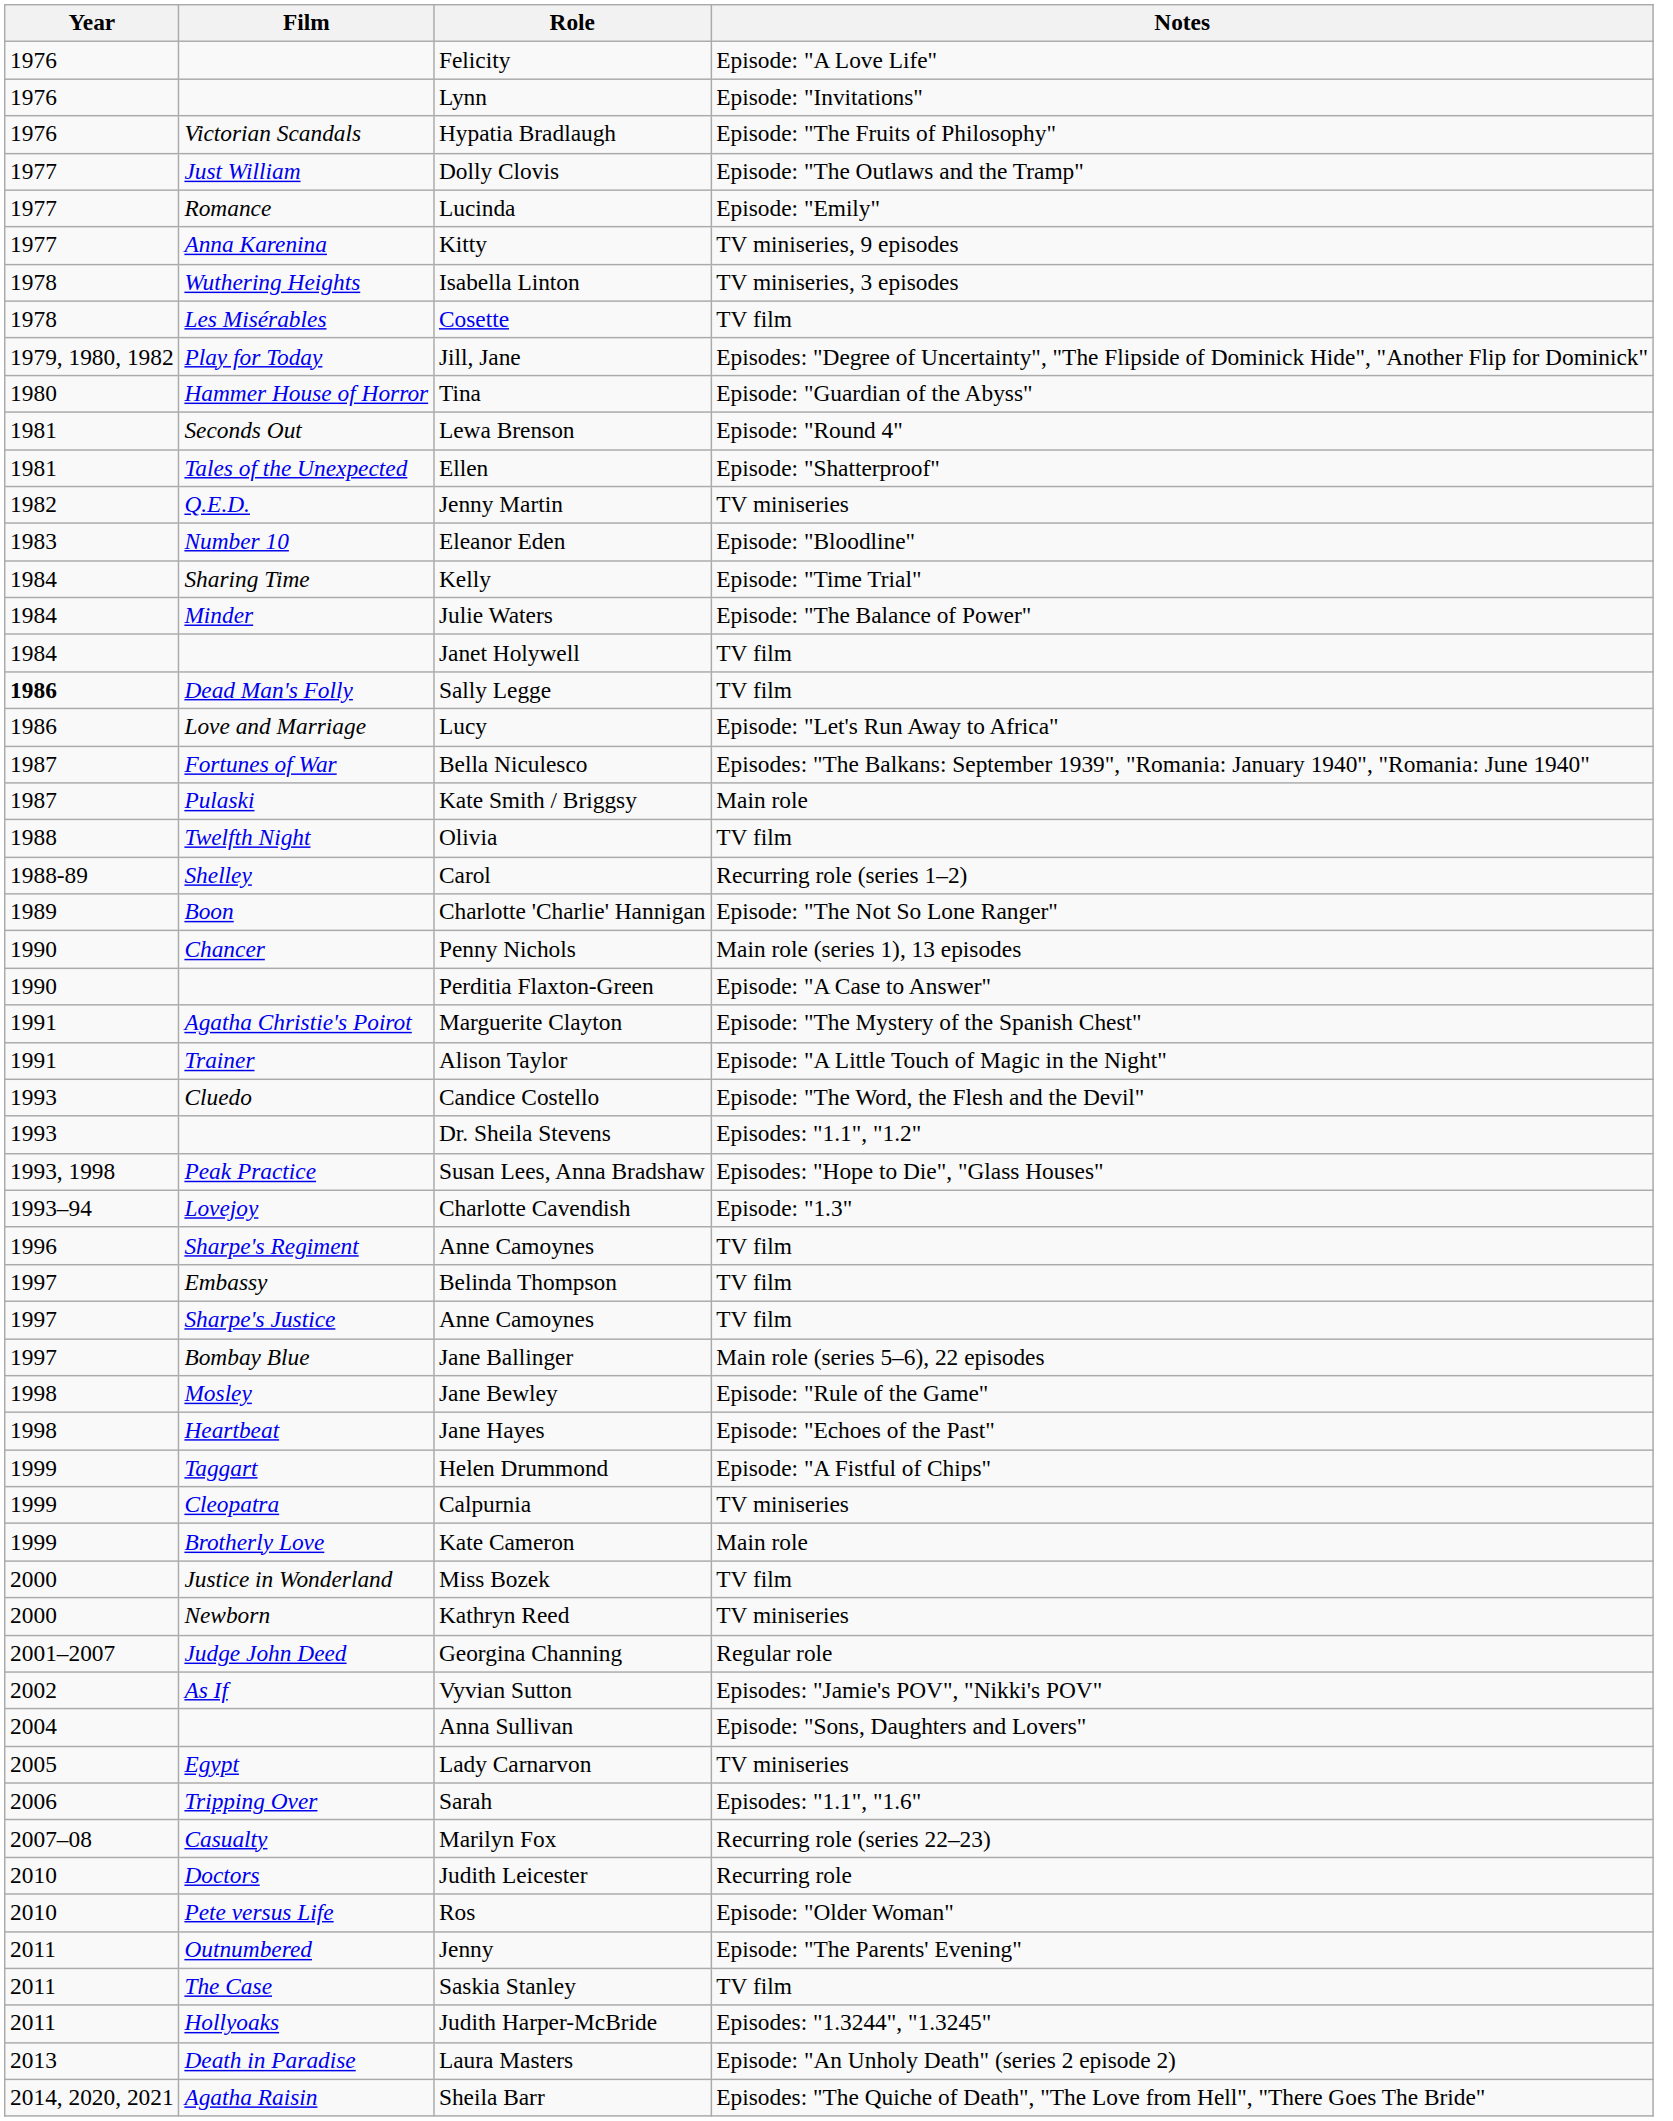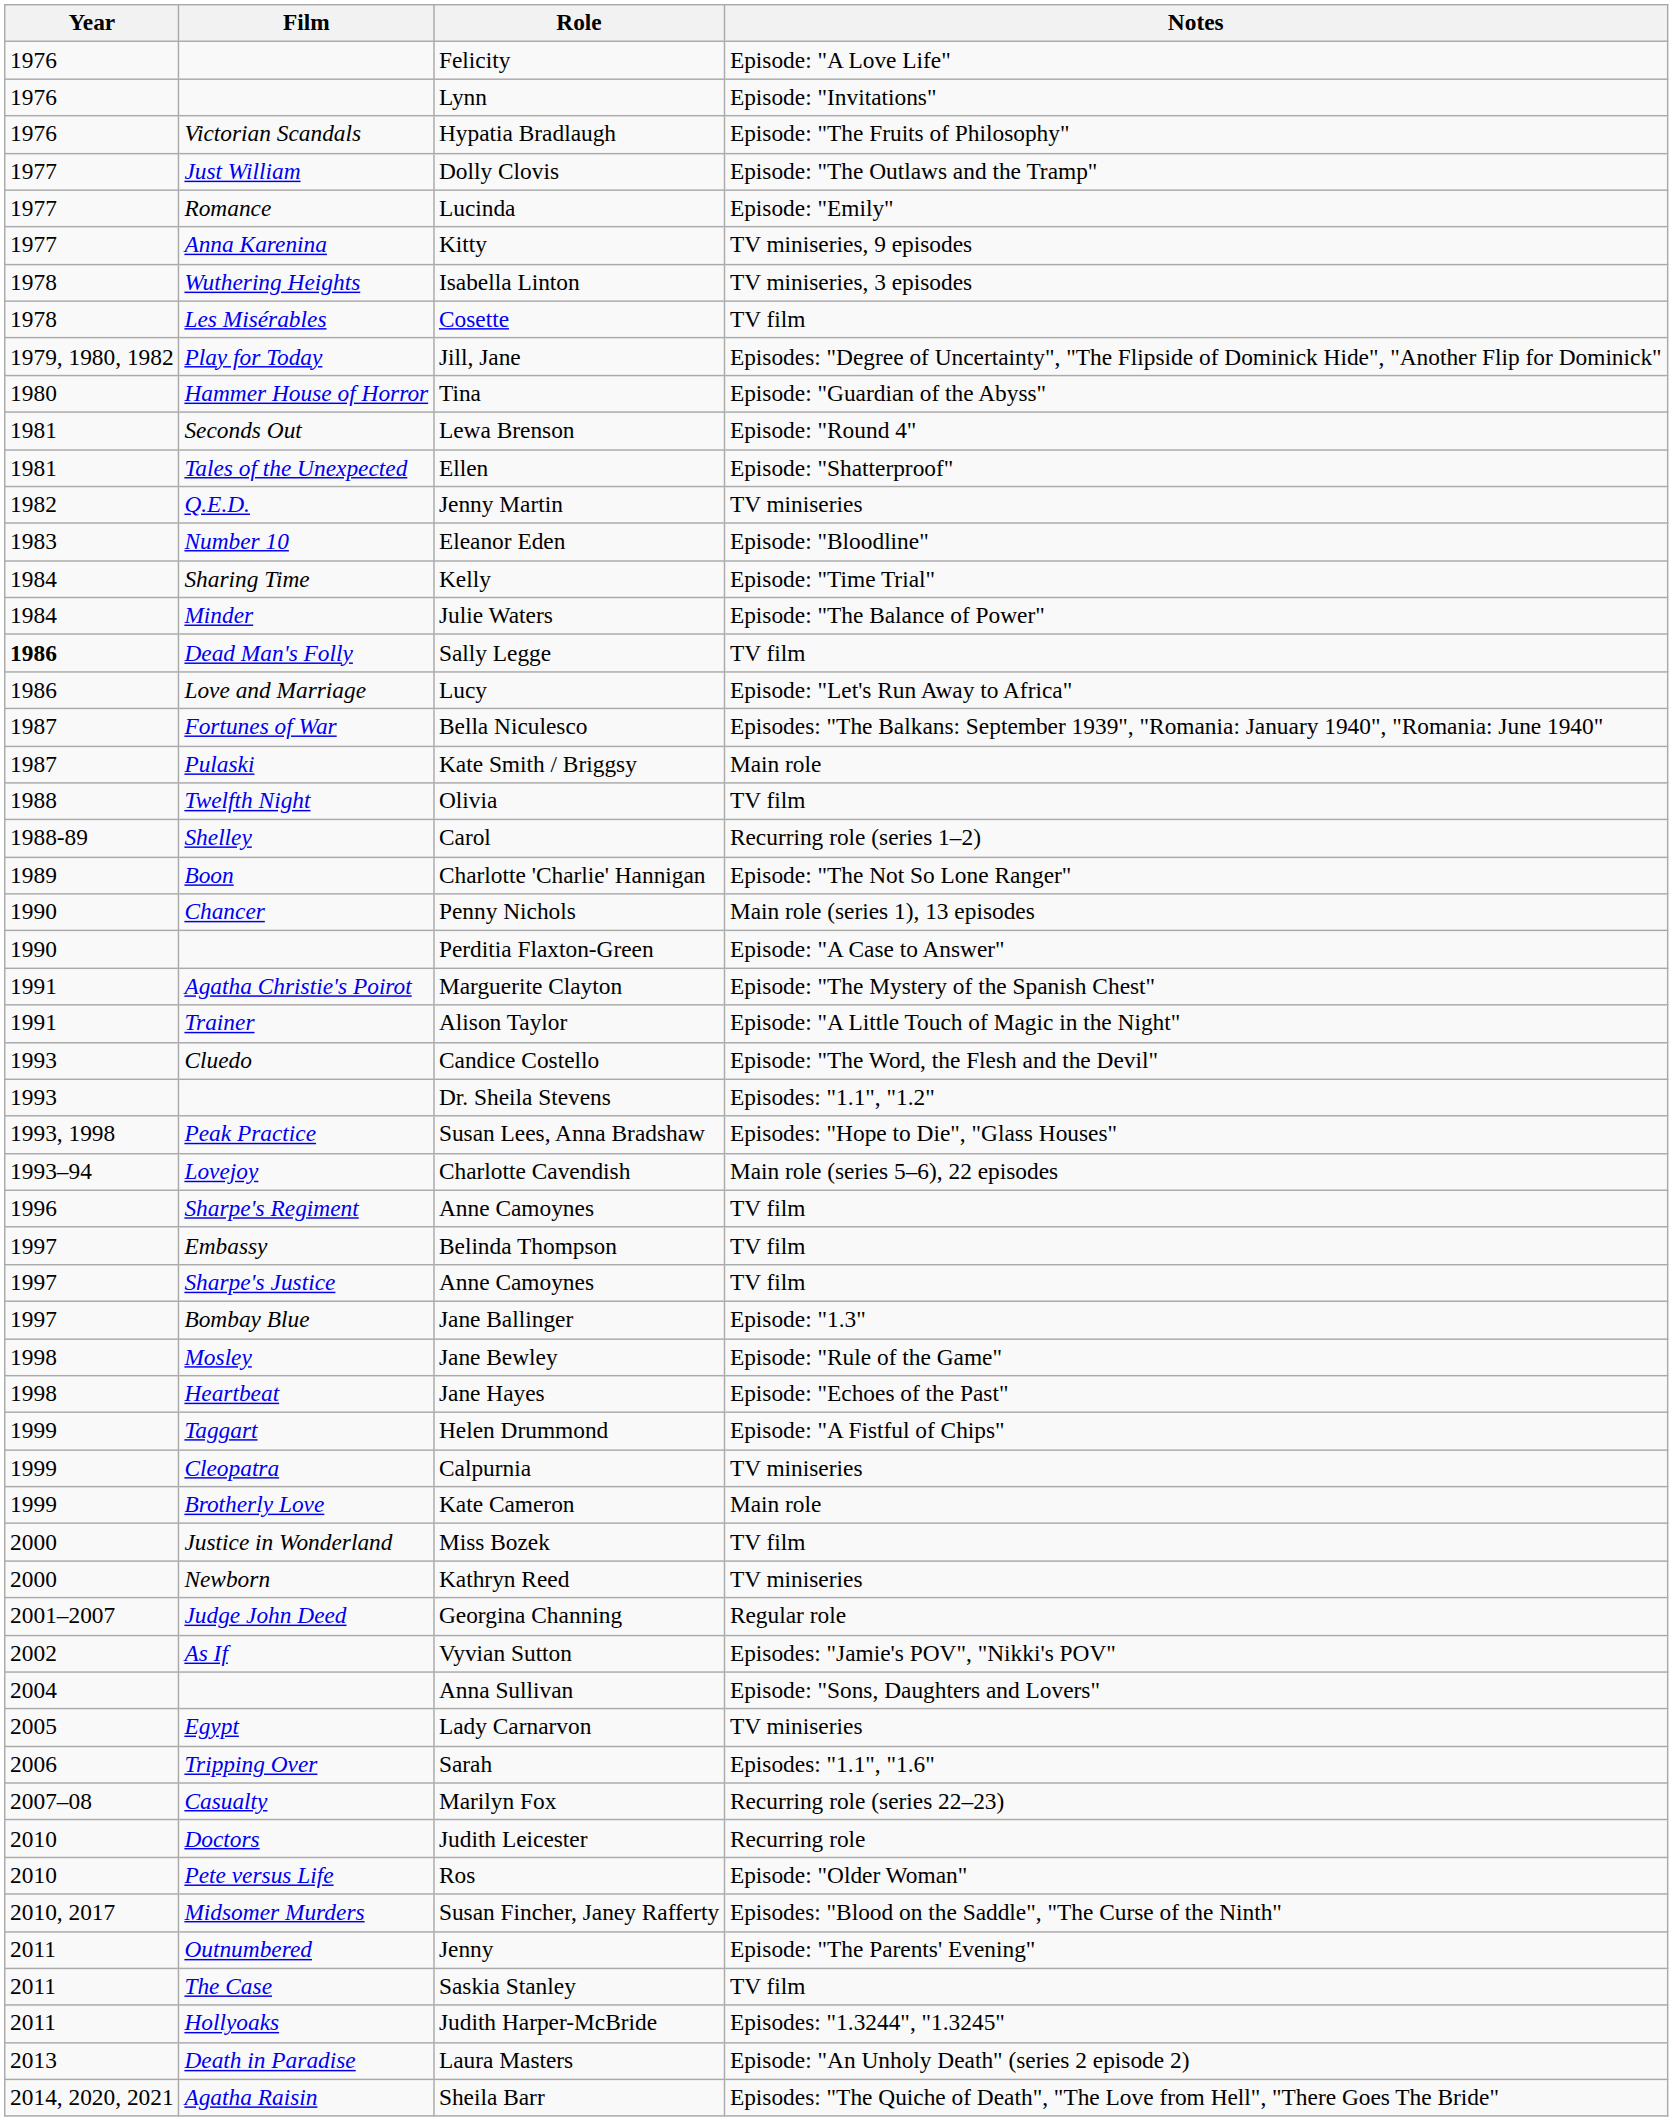- row: (306, 653)
(784, 1208) Episode: "1.3" -> (894, 1171) Main role (series 5–6), 22 episodes
(880, 1356) Main role (series 5–6), 22 episodes -> (798, 1319) Episode: "1.3"
+ row: (274, 1912)
